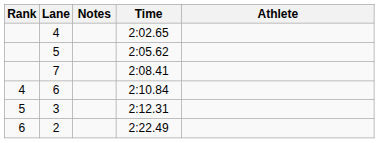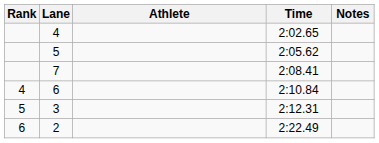columns swapped: (278, 14) <-> (94, 14)
